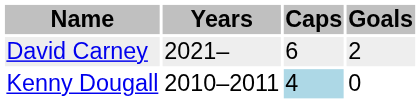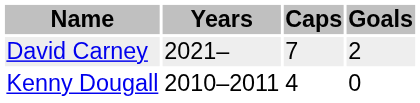(292, 51) 6 -> (292, 51) 7
(292, 83) lightblue background -> (292, 83) no background
